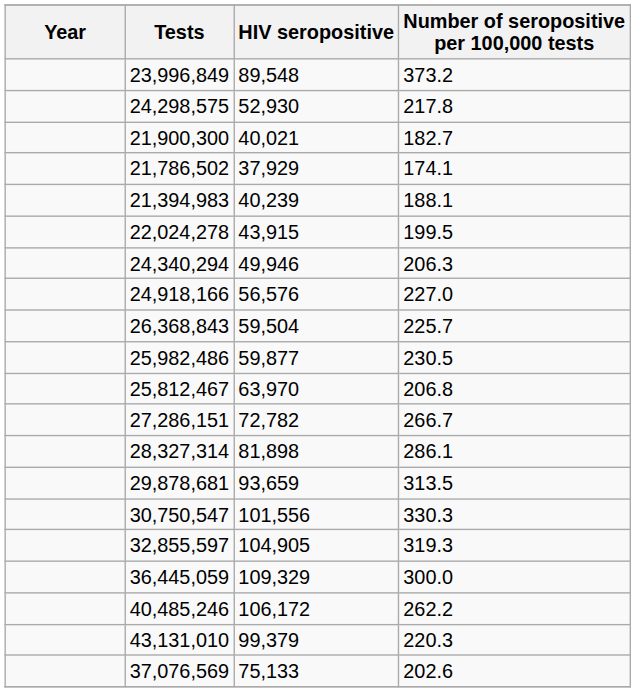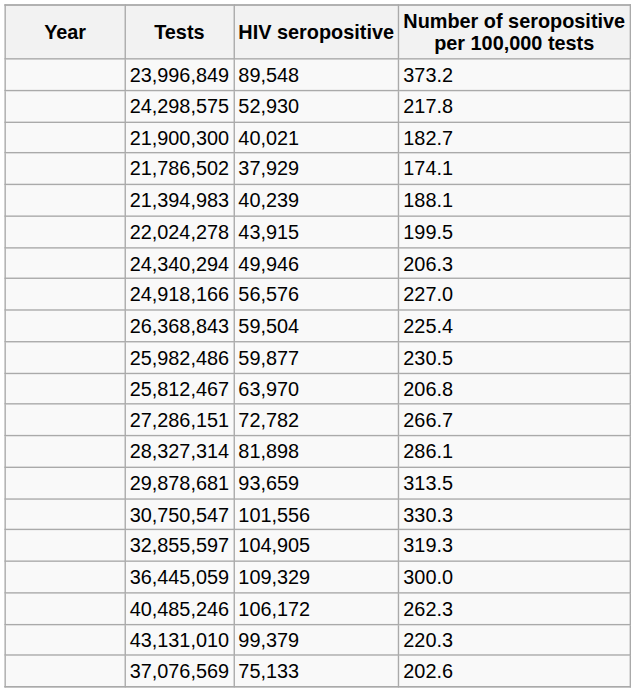(428, 326) 225.7 -> (428, 326) 225.4
(428, 608) 262.2 -> (428, 608) 262.3
